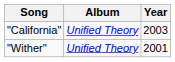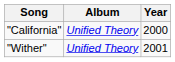(156, 30) 2003 -> (156, 30) 2000
